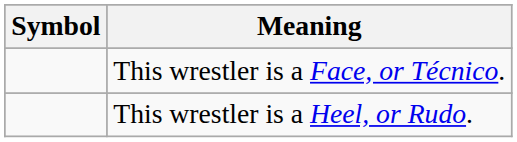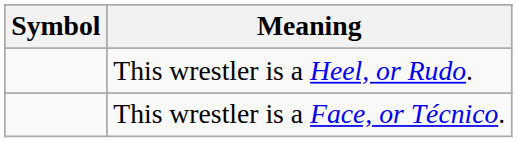rows swapped: (309, 70) <-> (293, 114)
